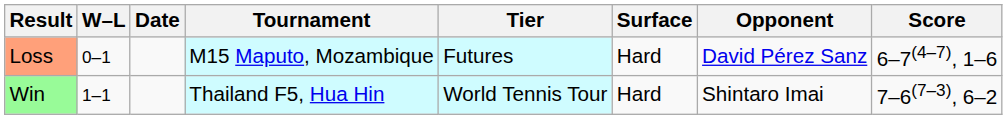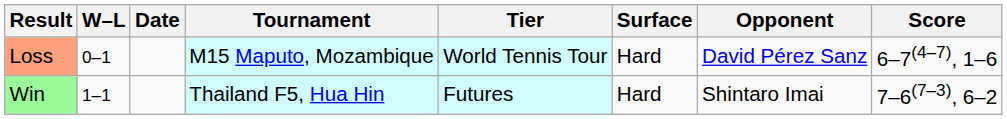(478, 56) Futures -> (525, 56) World Tennis Tour
(525, 94) World Tennis Tour -> (478, 94) Futures
